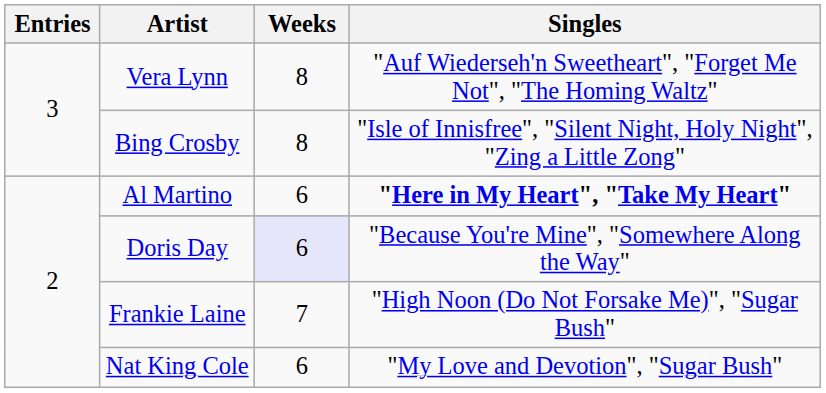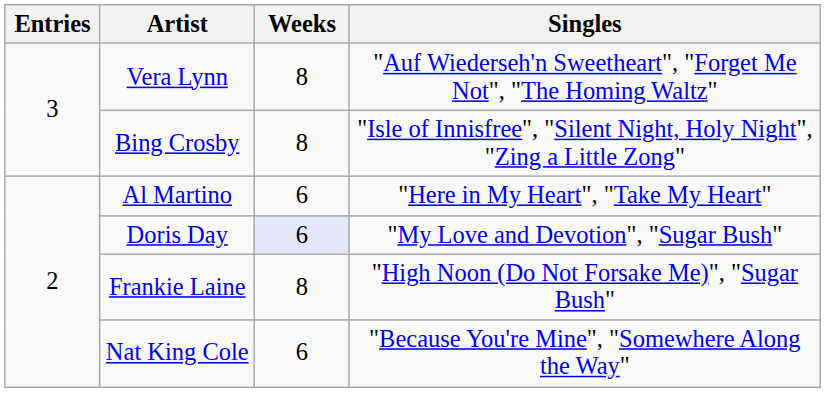(585, 195) bold -> (585, 195) normal
(585, 248) "Because You're Mine", "Somewhere Along the Way" -> (585, 234) "My Love and Devotion", "Sugar Bush"
(302, 314) 7 -> (302, 286) 8
(585, 367) "My Love and Devotion", "Sugar Bush" -> (585, 353) "Because You're Mine", "Somewhere Along the Way"
